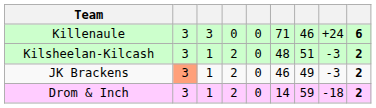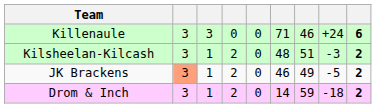(333, 73) -3 -> (333, 73) -5
